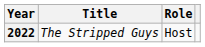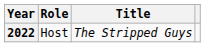columns swapped: (100, 14) <-> (178, 14)
